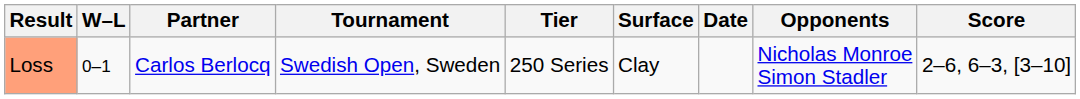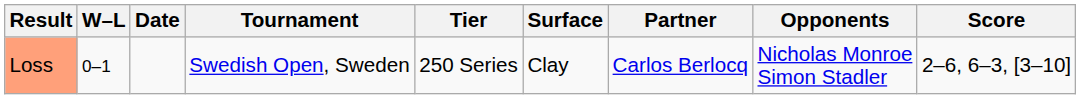columns swapped: (726, 20) <-> (203, 20)
